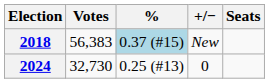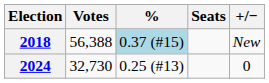columns swapped: (243, 16) <-> (205, 16)
(91, 41) 56,383 -> (91, 41) 56,388
